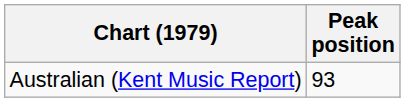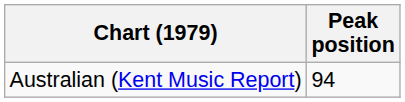(323, 79) 93 -> (323, 79) 94
